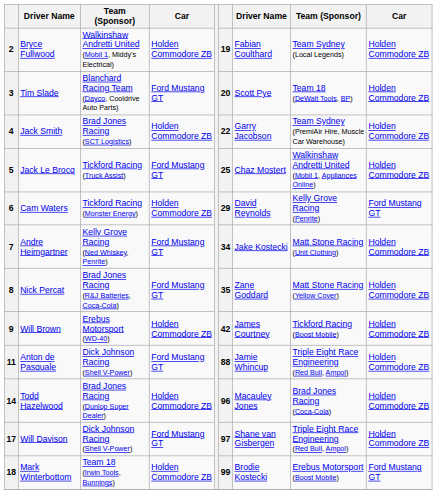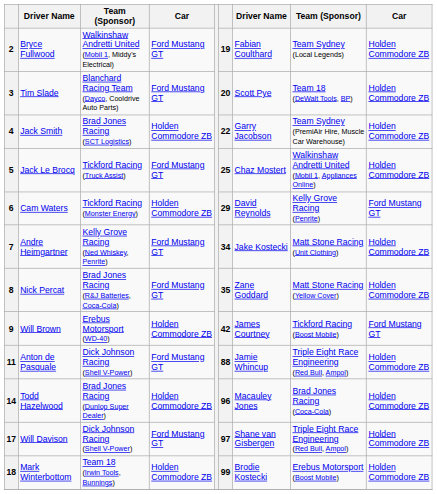(182, 50) Holden Commodore ZB -> (178, 50) Ford Mustang GT
(399, 329) Holden Commodore ZB -> (395, 329) Ford Mustang GT
(395, 473) Ford Mustang GT -> (399, 473) Holden Commodore ZB
